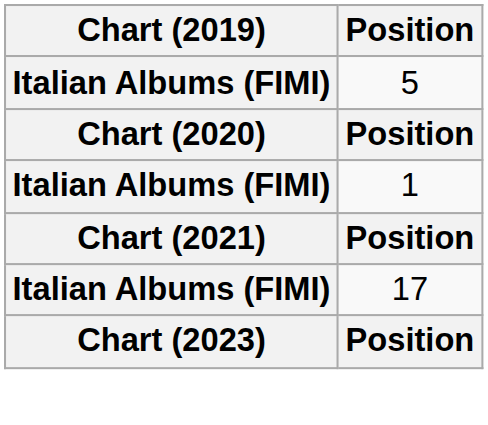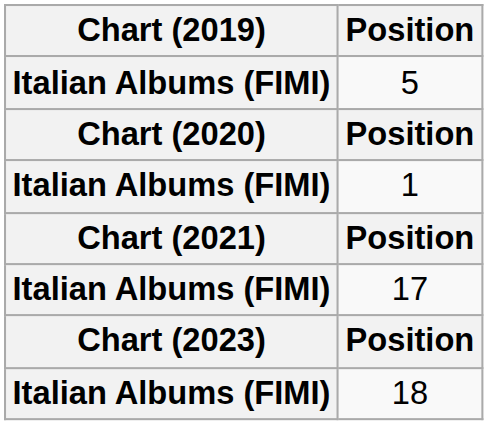+ row: (410, 392)
